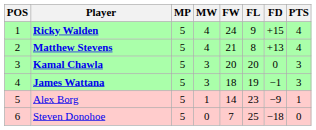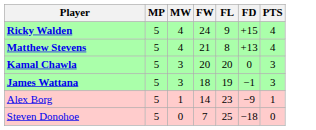- column: (17, 13)
